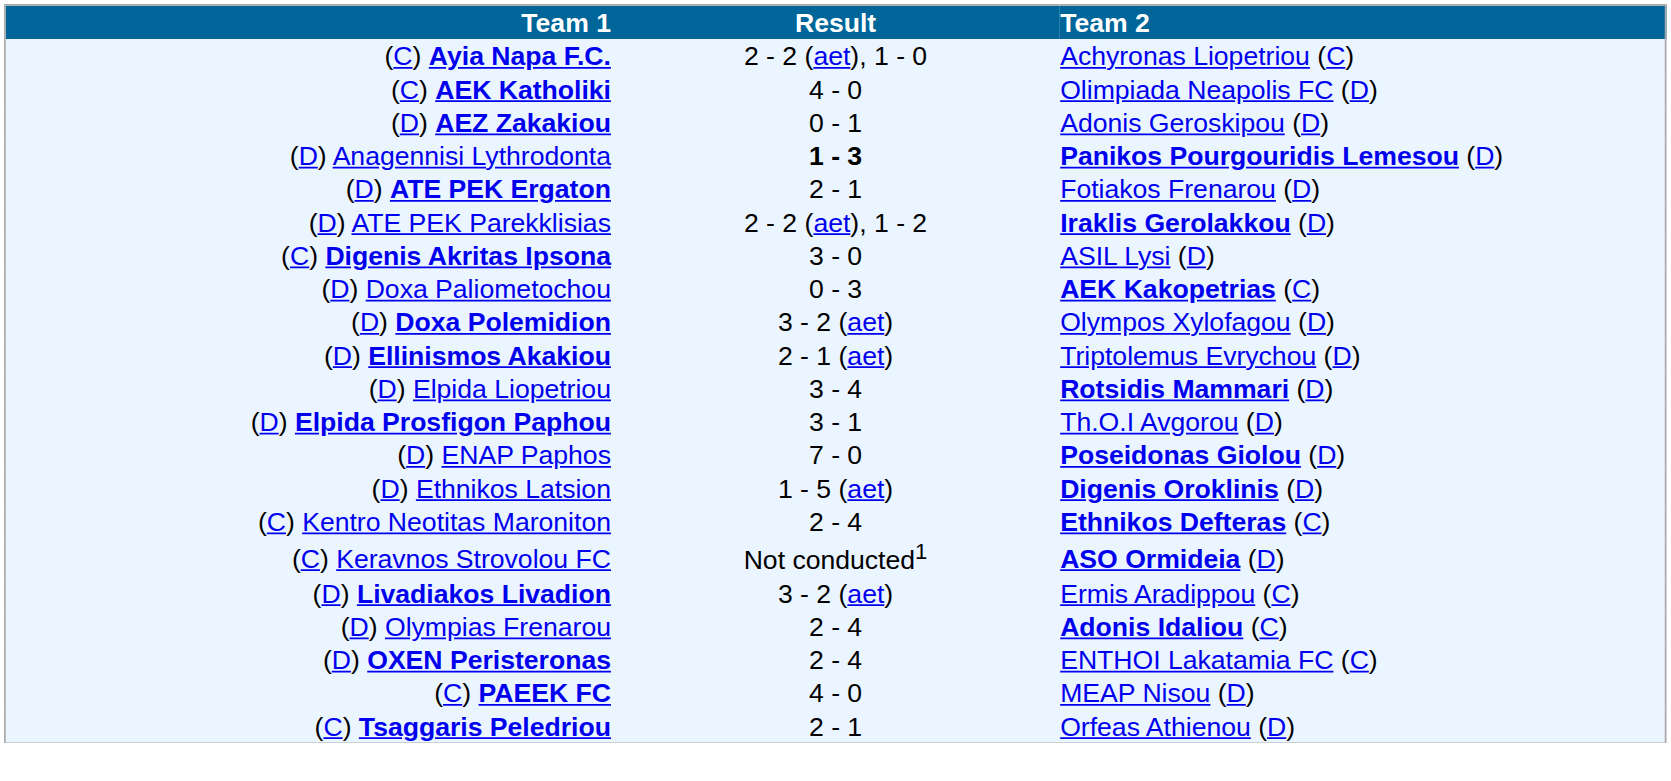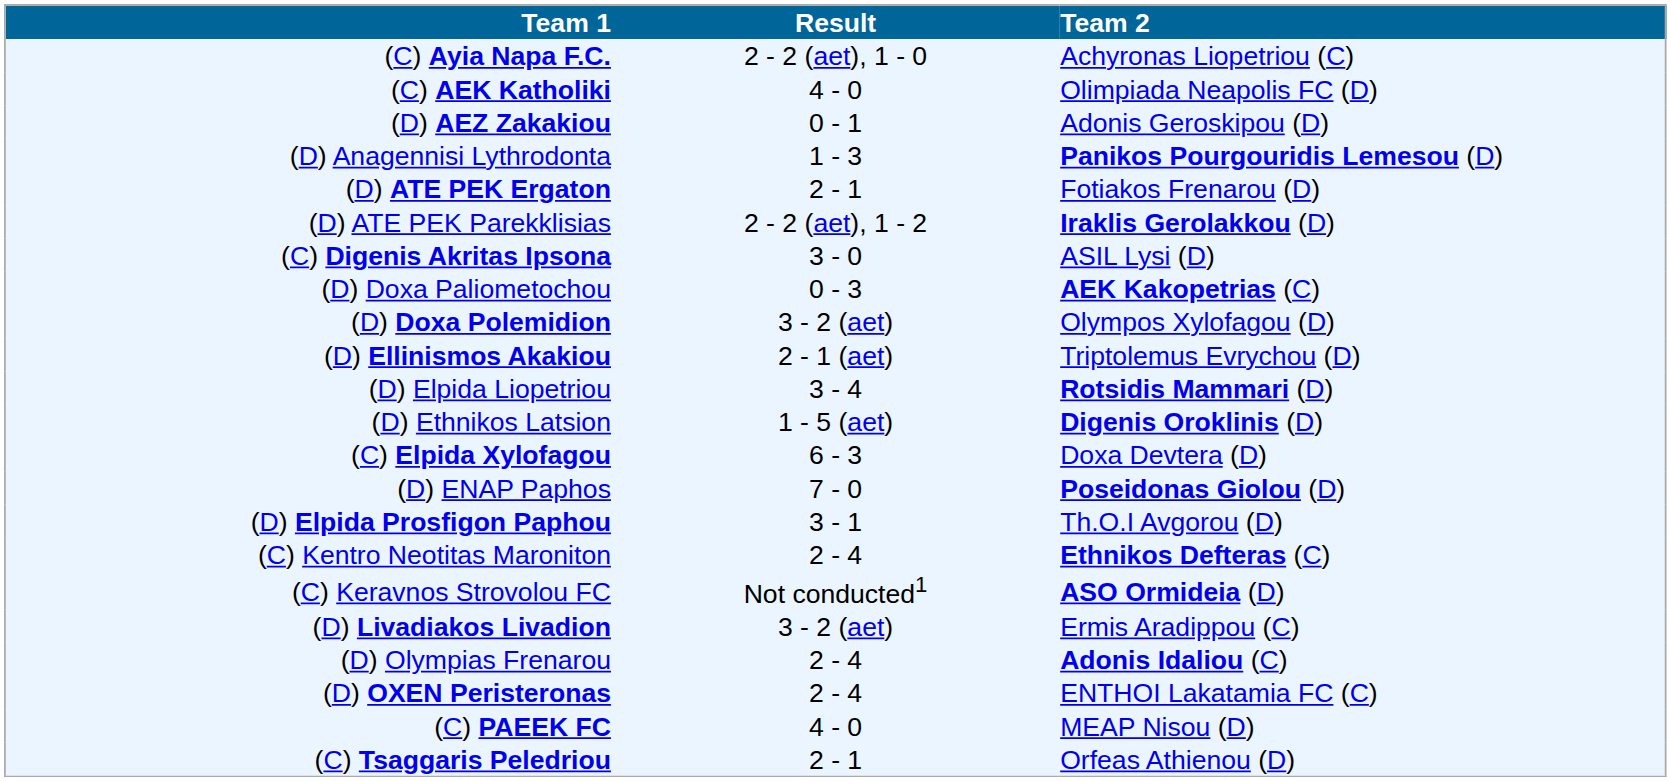(836, 155) bold -> (836, 155) normal
rows swapped: (431, 421) <-> (491, 488)
+ row: (481, 455)
